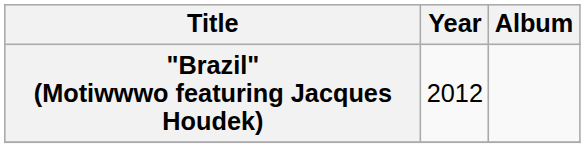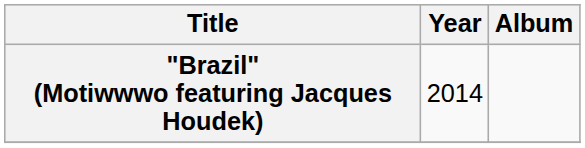(455, 93) 2012 -> (455, 93) 2014
